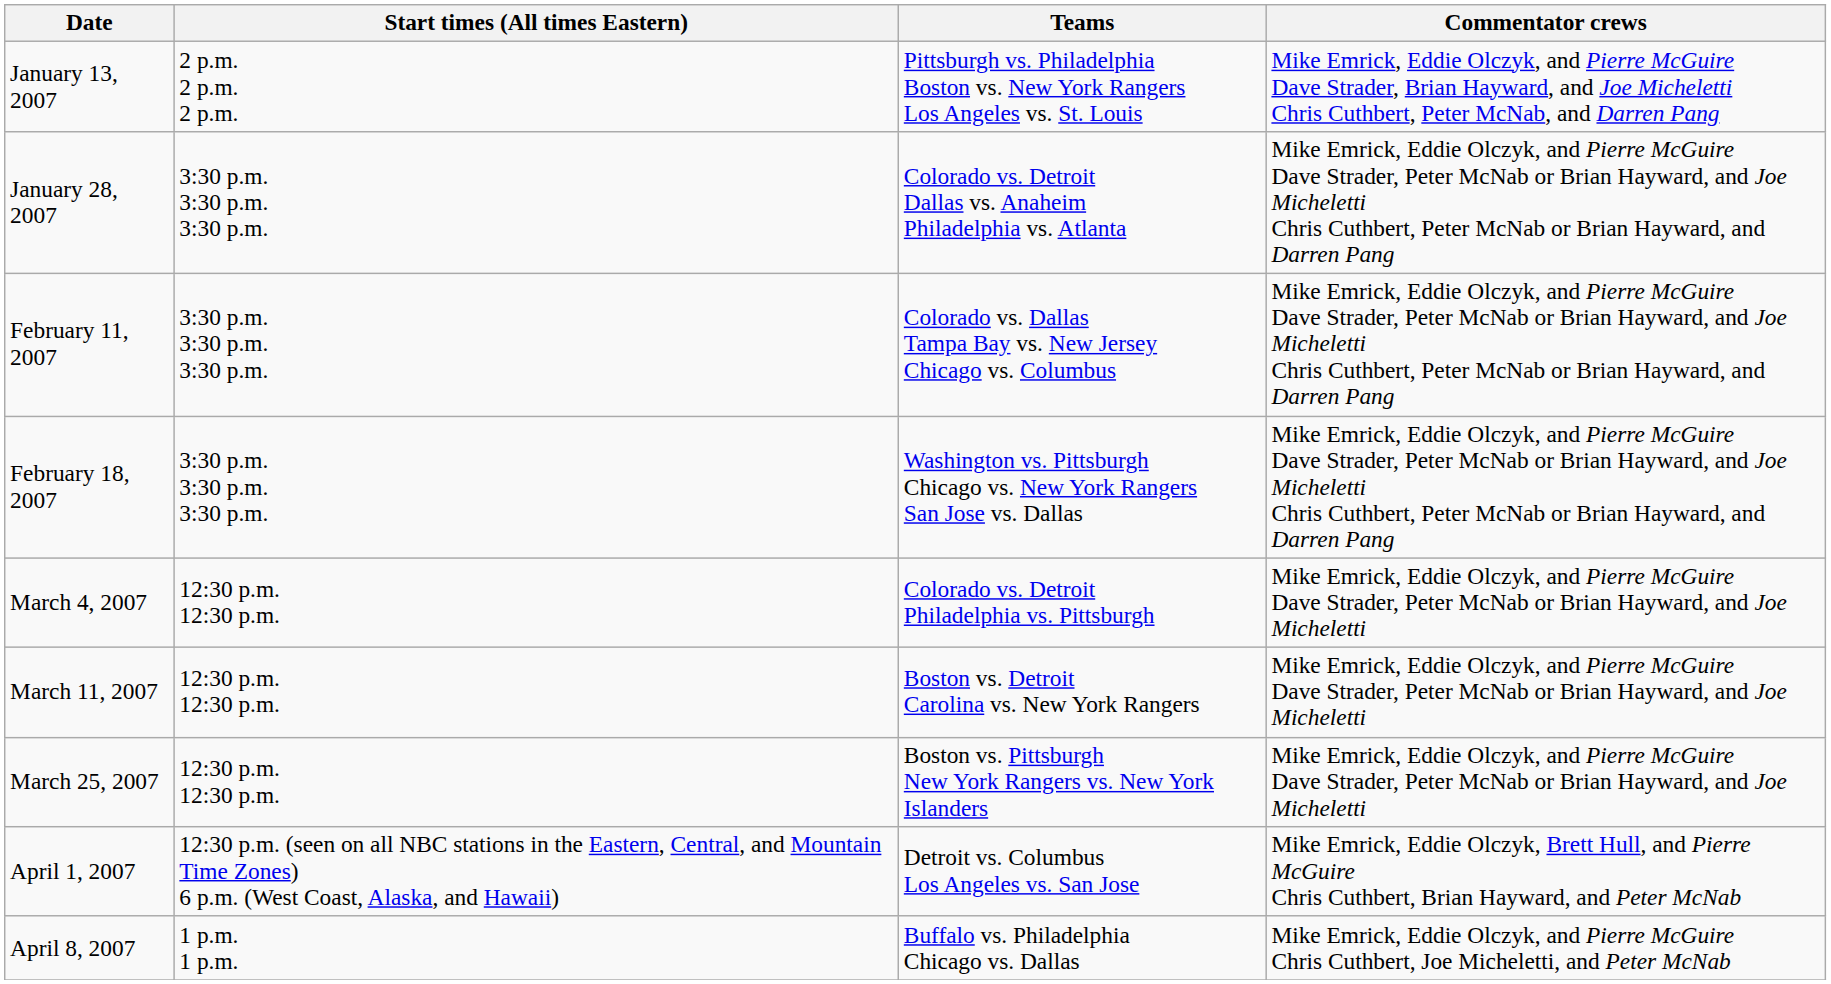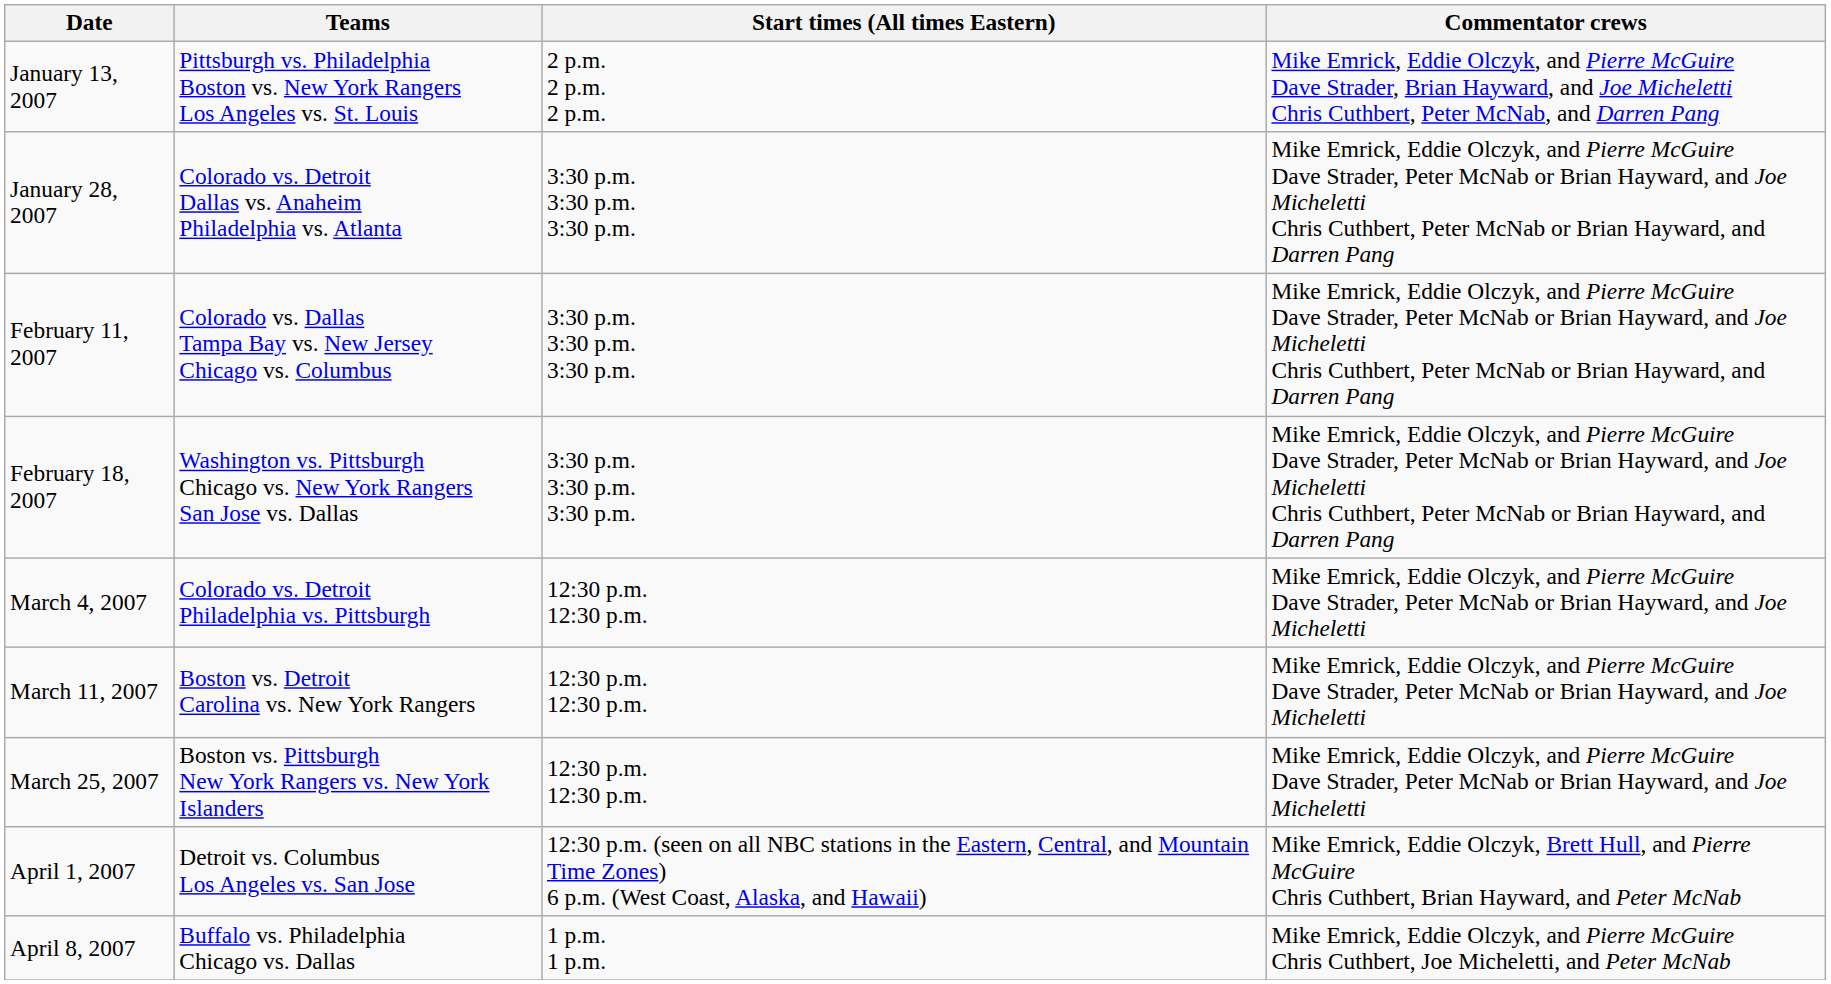columns swapped: (1082, 23) <-> (536, 23)
